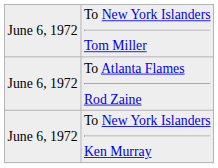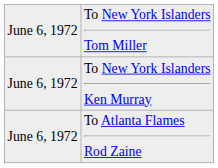rows swapped: (147, 136) <-> (147, 83)
